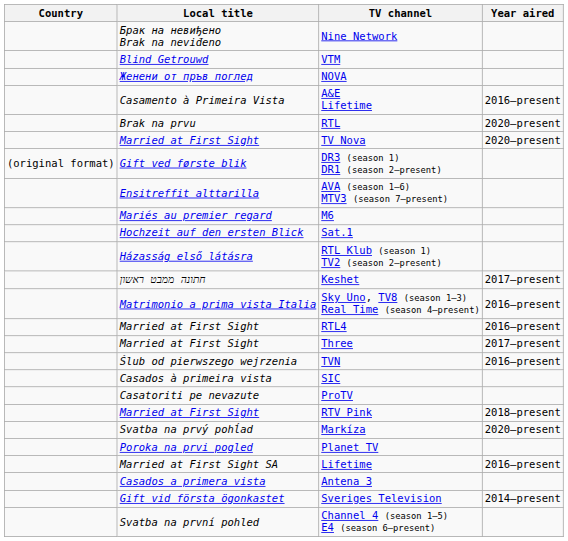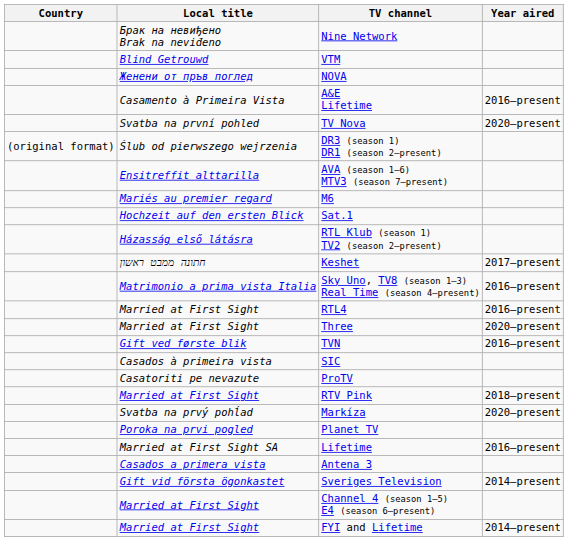- row: (331, 123)
(189, 140) Married at First Sight -> (189, 123) Svatba na první pohled
(183, 163) Gift ved første blik -> (208, 146) Ślub od pierwszego wejrzenia
(523, 344) 2017–present -> (523, 327) 2020–present
(208, 361) Ślub od pierwszego wejrzenia -> (183, 344) Gift ved første blik
(189, 522) Svatba na první pohled -> (189, 505) Married at First Sight
+ row: (372, 528)
